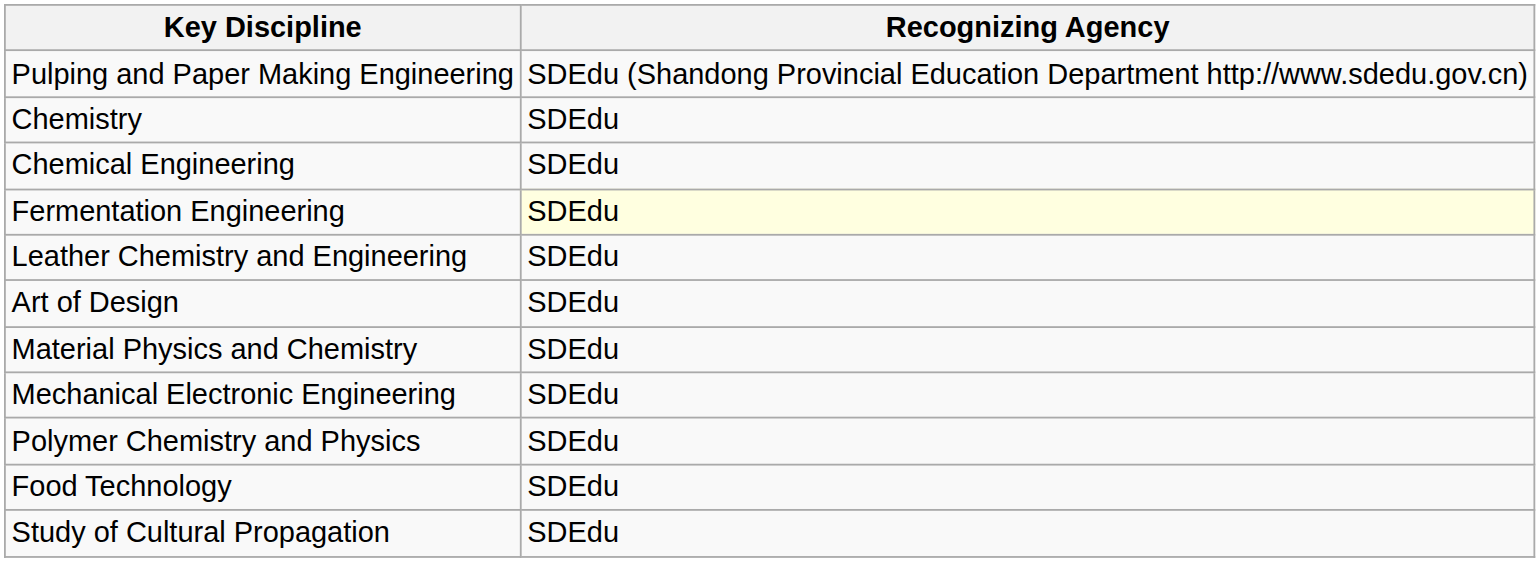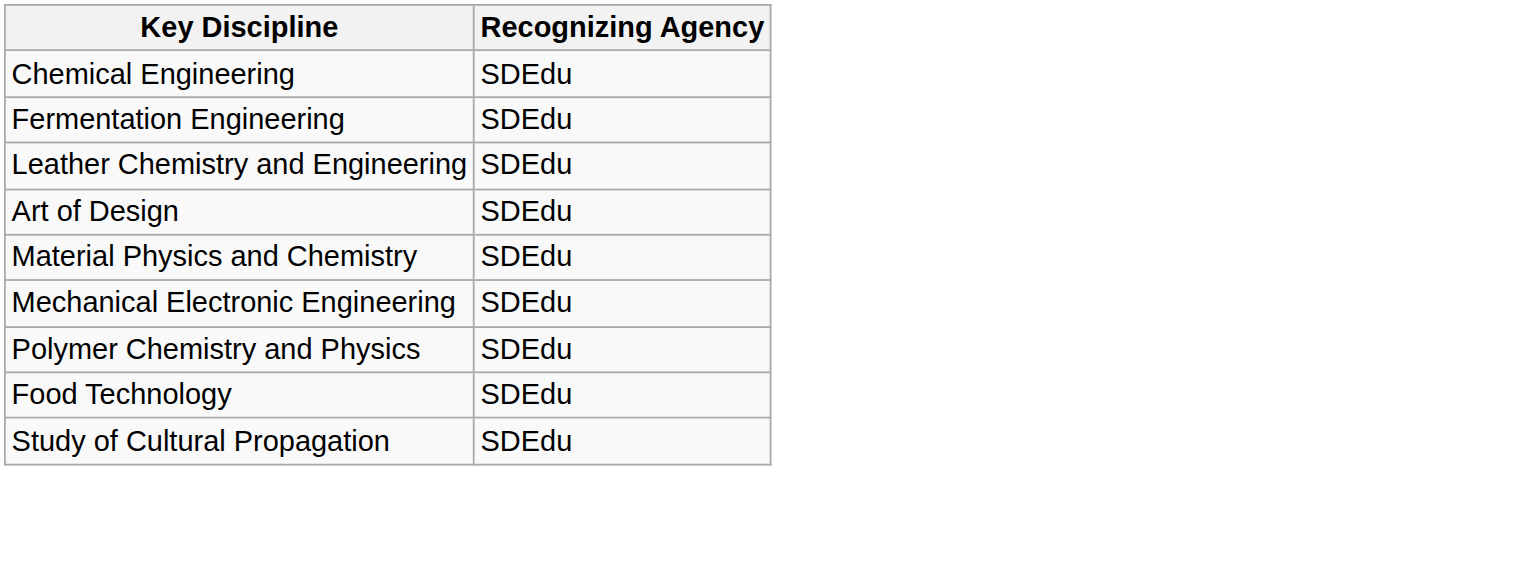- row: (263, 73)
- row: (77, 119)
(573, 211) lightyellow background -> (526, 119) no background
